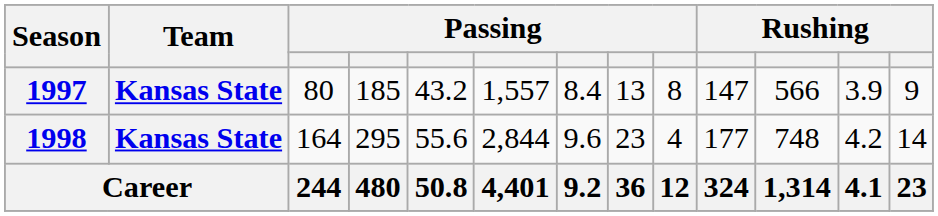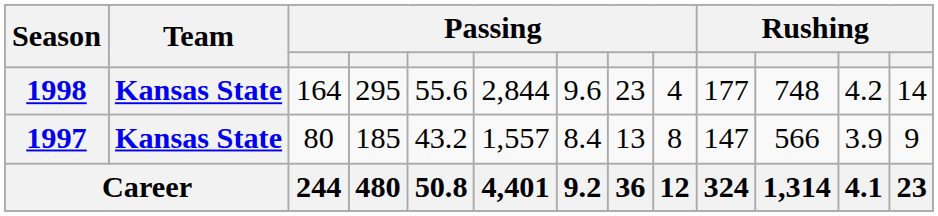rows swapped: (56, 90) <-> (56, 138)
